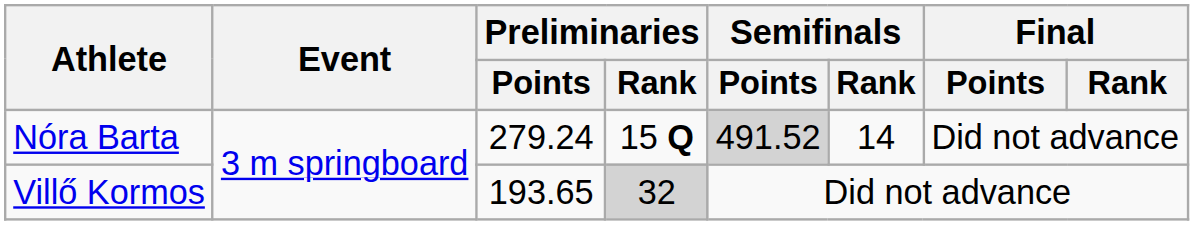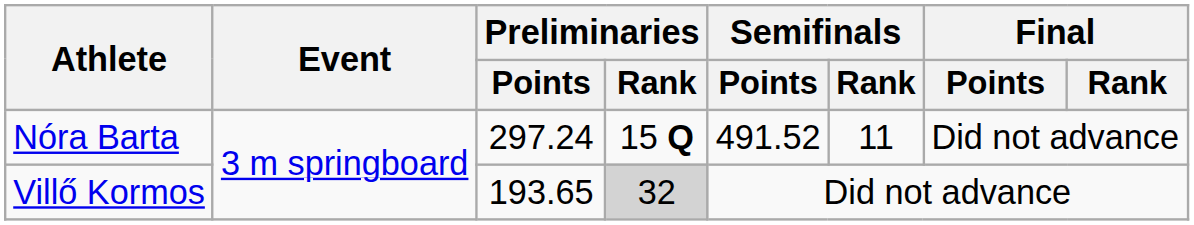(541, 138) 279.24 -> (541, 138) 297.24
(768, 138) lightgrey background -> (768, 138) no background
(876, 138) 14 -> (876, 138) 11
